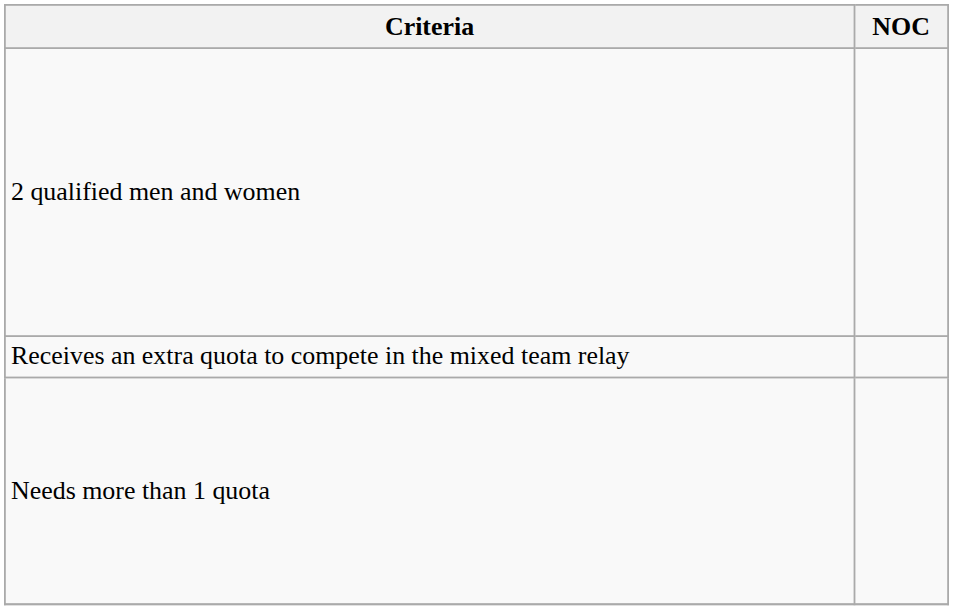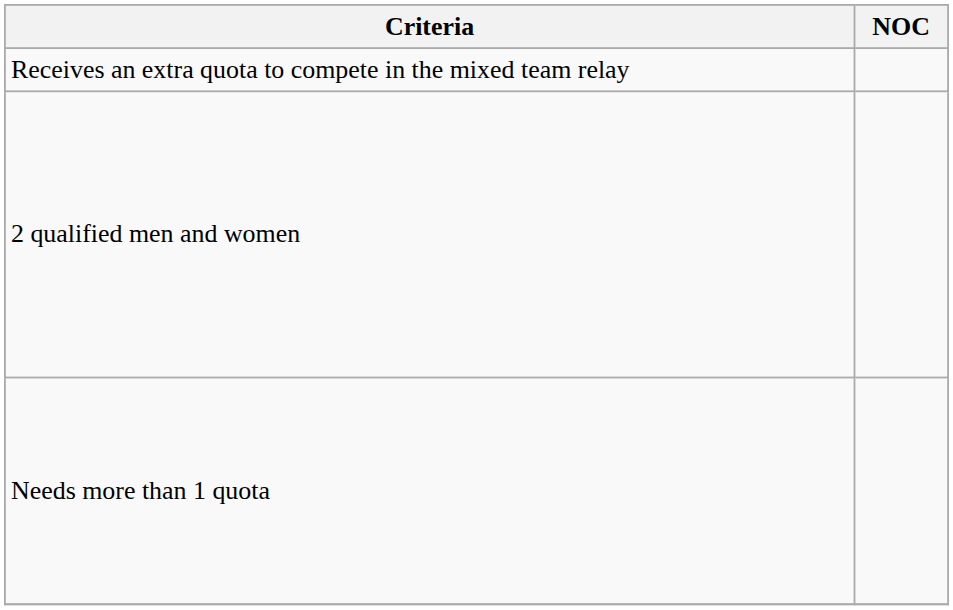rows swapped: (156, 191) <-> (320, 356)
